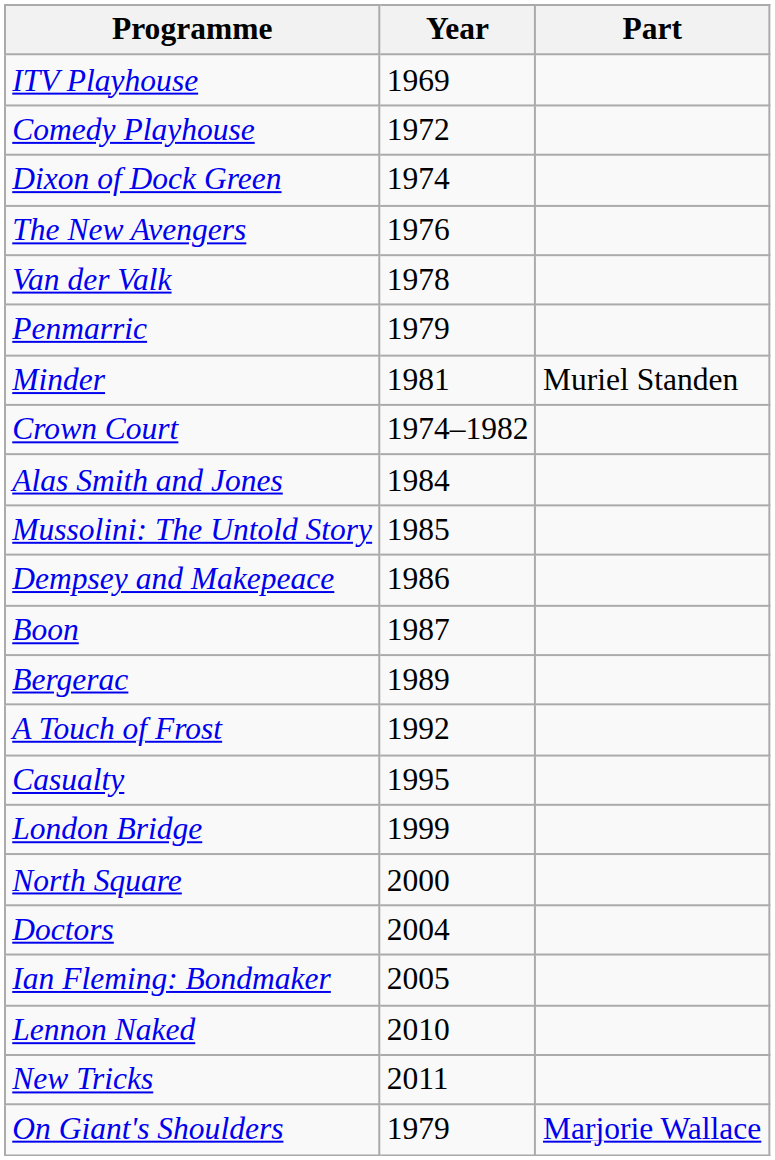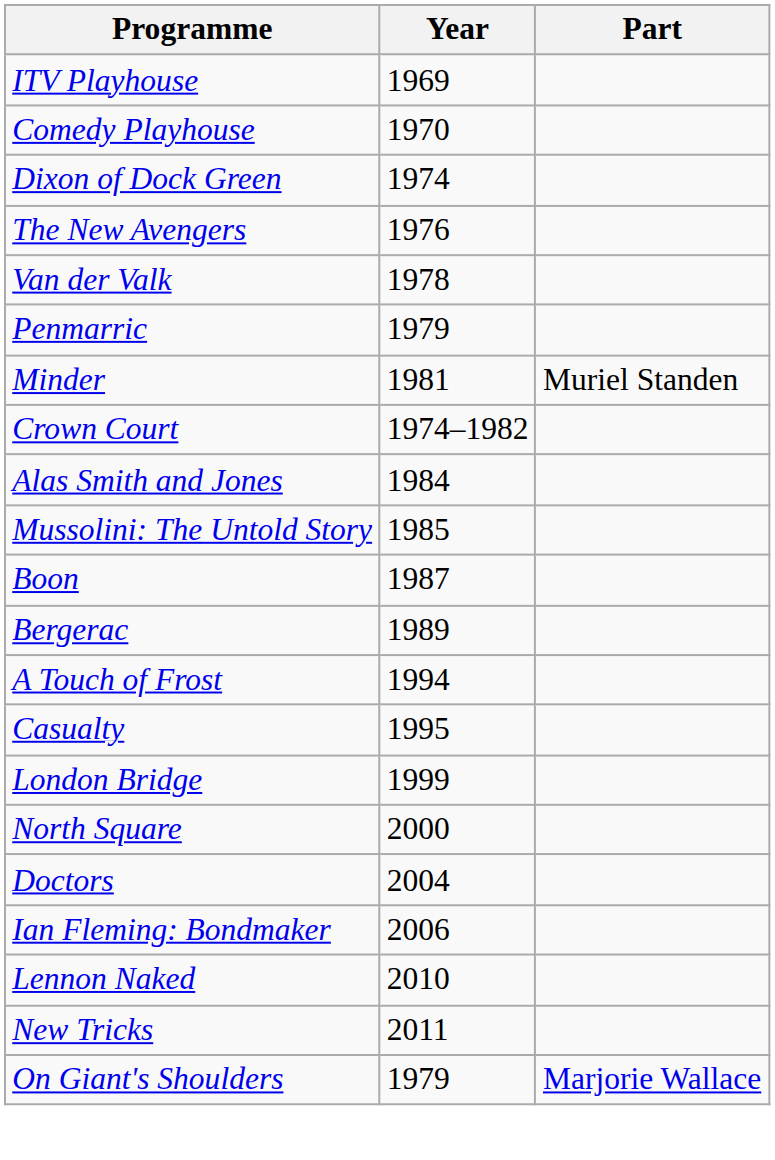(418, 129) 1972 -> (418, 129) 1970
- row: (173, 579)
(418, 729) 1992 -> (418, 679) 1994
(418, 979) 2005 -> (418, 929) 2006
